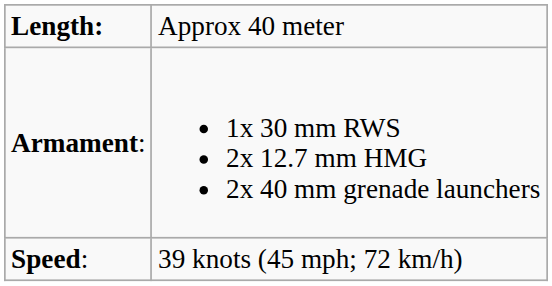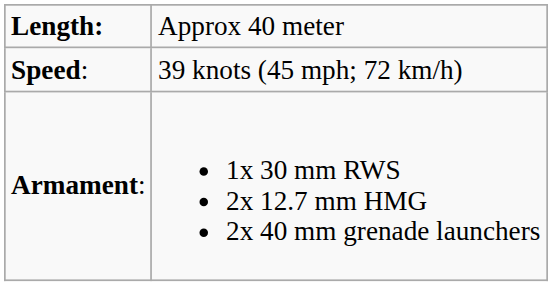rows swapped: (50, 258) <-> (78, 142)
